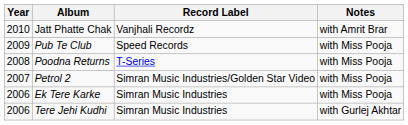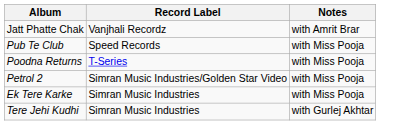- column: (18, 12)
